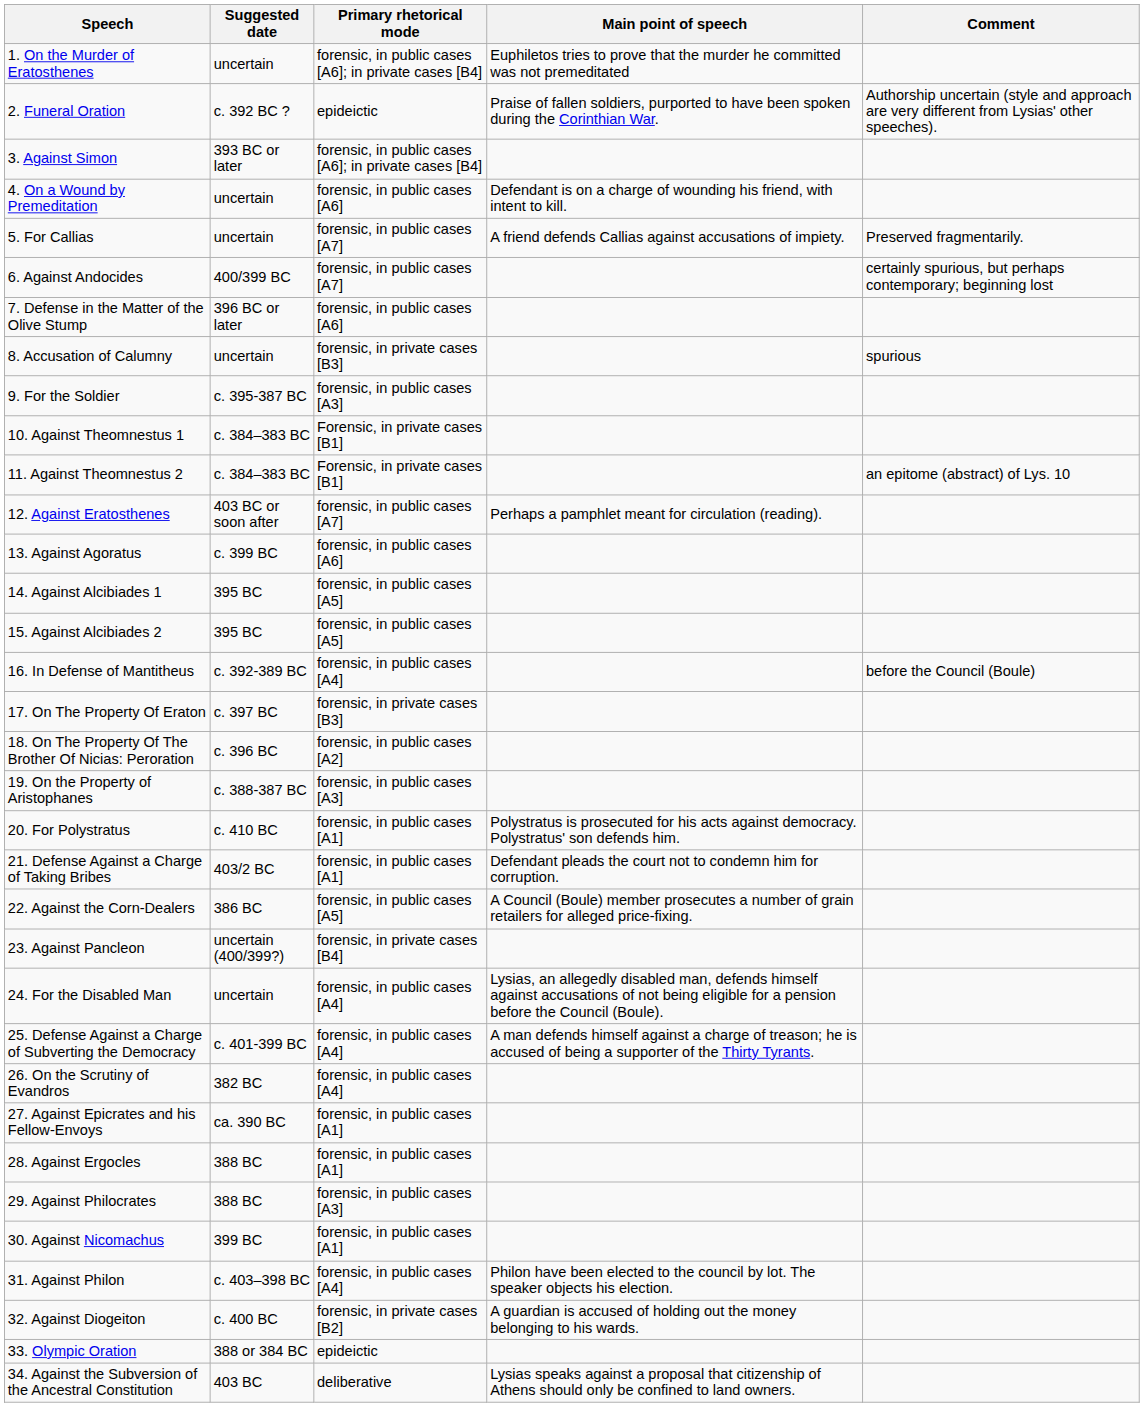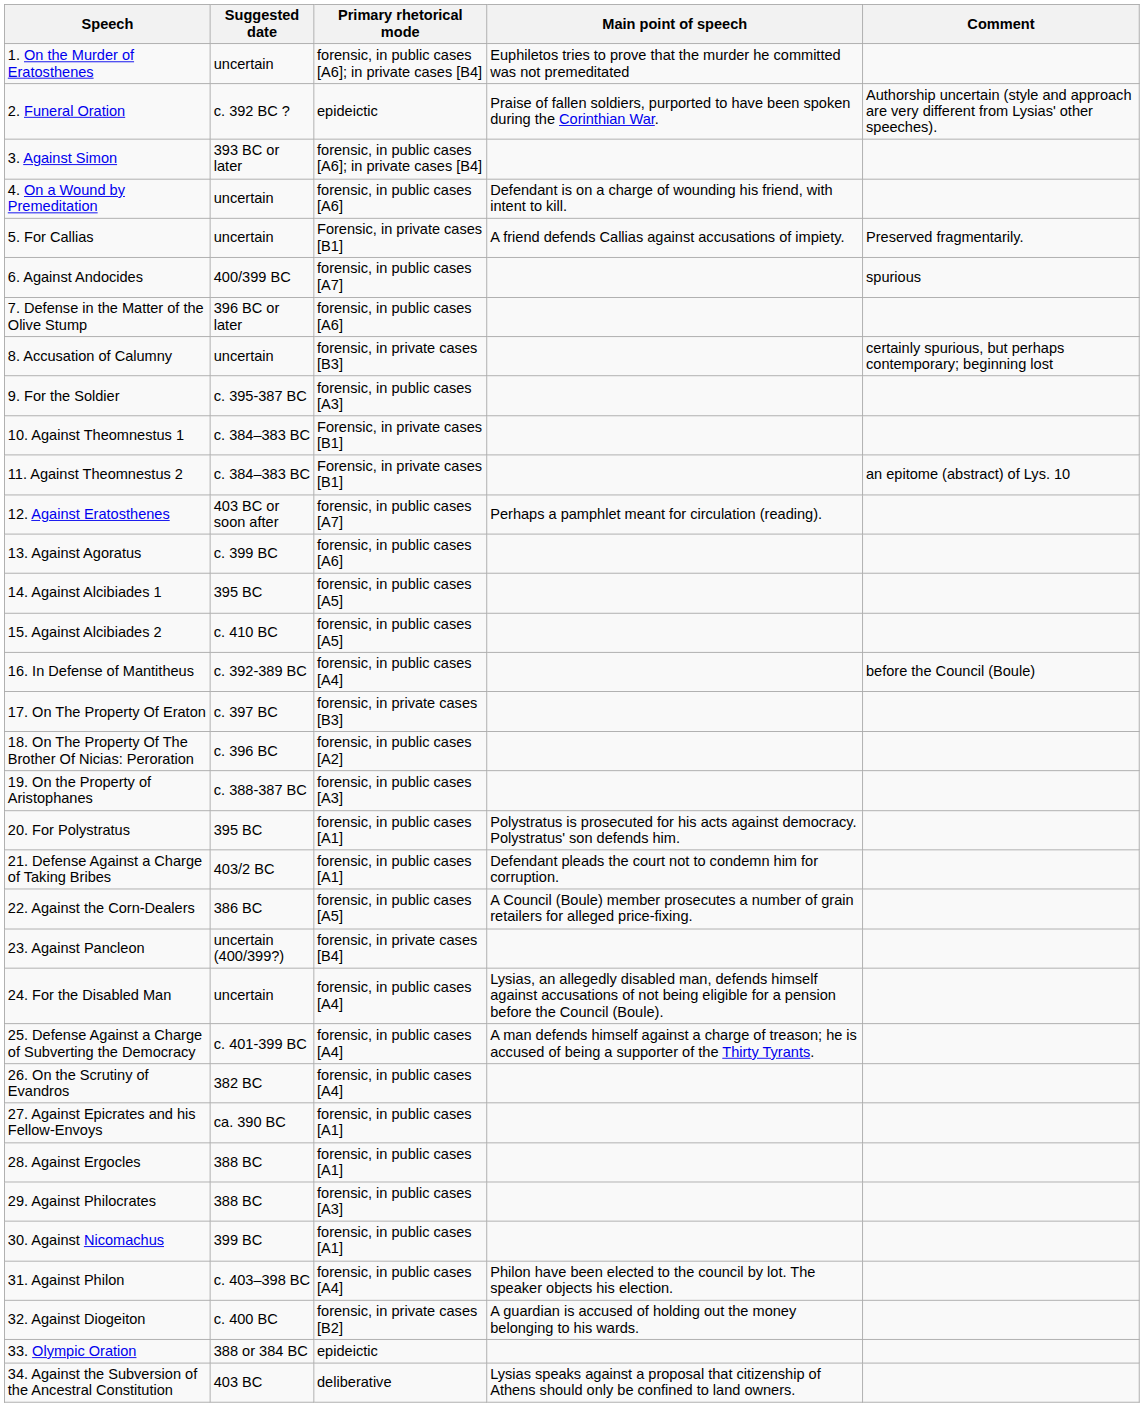(394, 237) forensic, in public cases [A7] -> (400, 237) Forensic, in private cases [B1]
(965, 277) certainly spurious, but perhaps contemporary; beginning lost -> (894, 277) spurious
(894, 356) spurious -> (965, 356) certainly spurious, but perhaps contemporary; beginning lost
(238, 632) 395 BC -> (246, 632) c. 410 BC
(246, 830) c. 410 BC -> (238, 830) 395 BC
